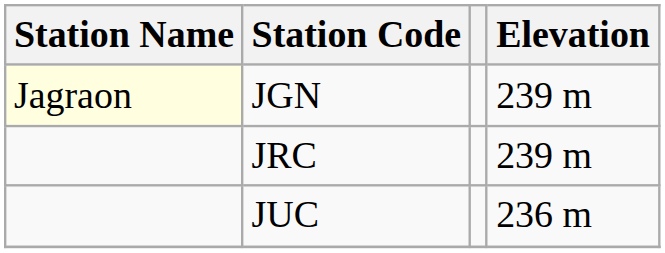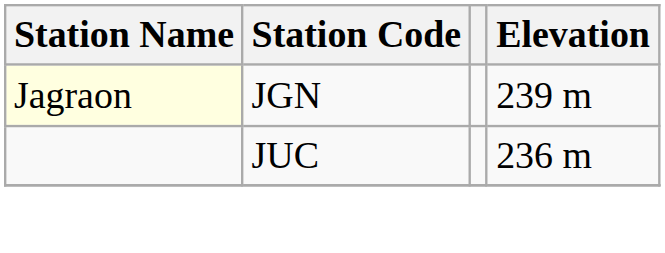- row: (284, 154)
